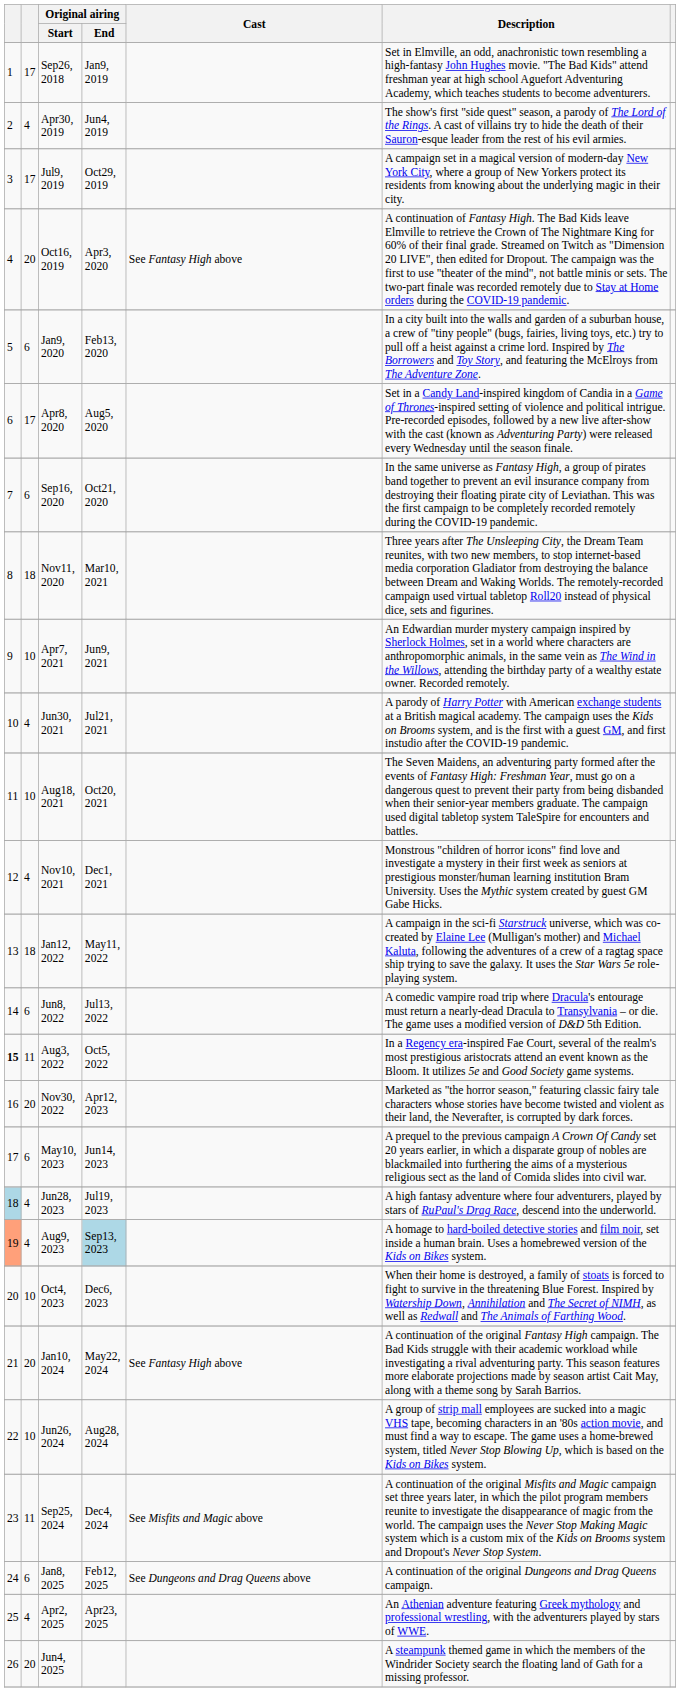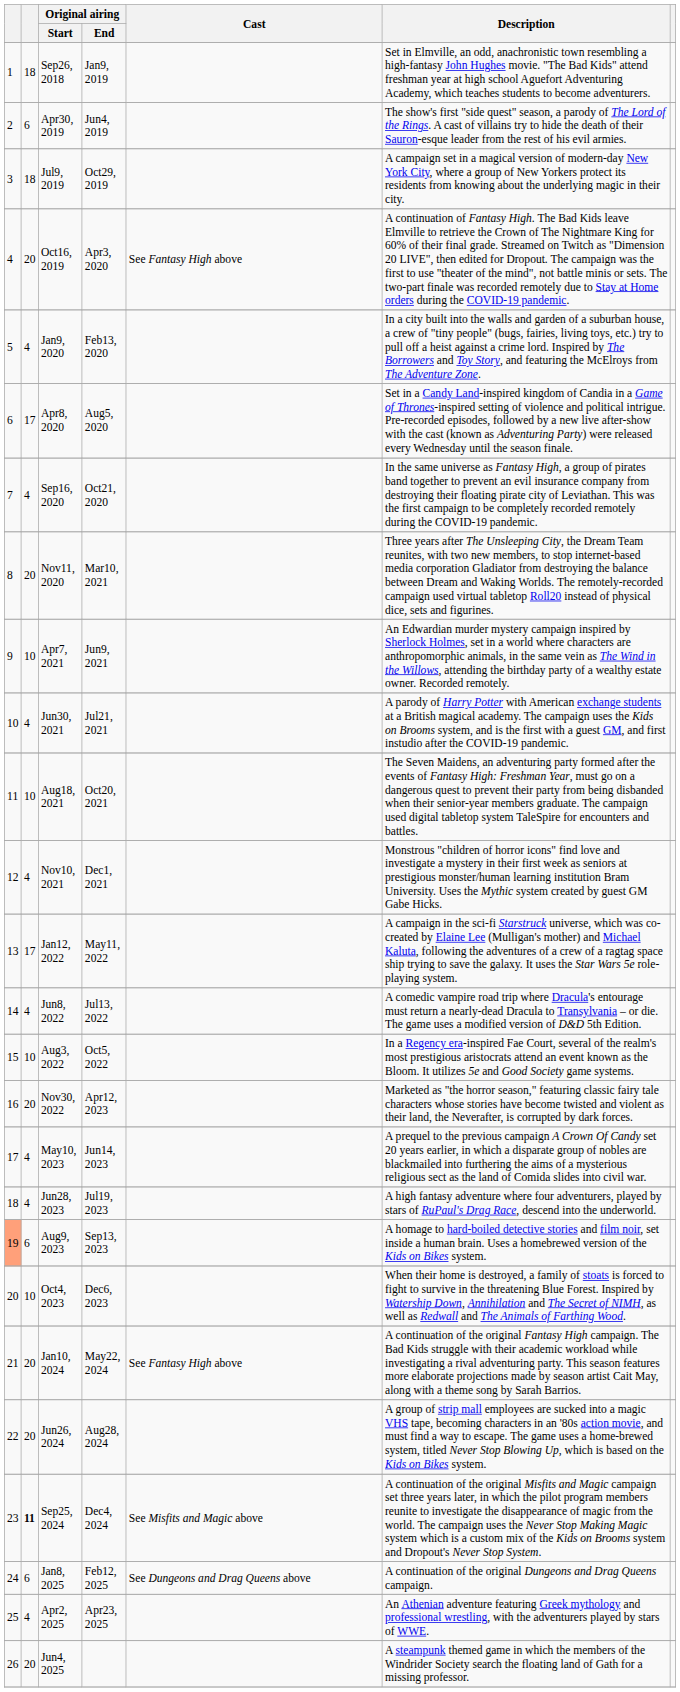(30, 72) 17 -> (30, 72) 18
(27, 126) 4 -> (27, 126) 6
(30, 179) 17 -> (30, 179) 18
(27, 347) 6 -> (27, 347) 4
(27, 494) 6 -> (27, 494) 4
(30, 575) 18 -> (30, 575) 20
(30, 951) 18 -> (30, 951) 17
(27, 1011) 6 -> (27, 1011) 4
(13, 1057) bold -> (13, 1057) normal
(30, 1057) 11 -> (30, 1057) 10
(27, 1157) 6 -> (27, 1157) 4
(13, 1203) lightblue background -> (13, 1203) no background
(27, 1243) 4 -> (27, 1243) 6
(101, 1243) lightblue background -> (101, 1243) no background
(30, 1437) 10 -> (30, 1437) 20
(30, 1517) normal -> (29, 1517) bold
